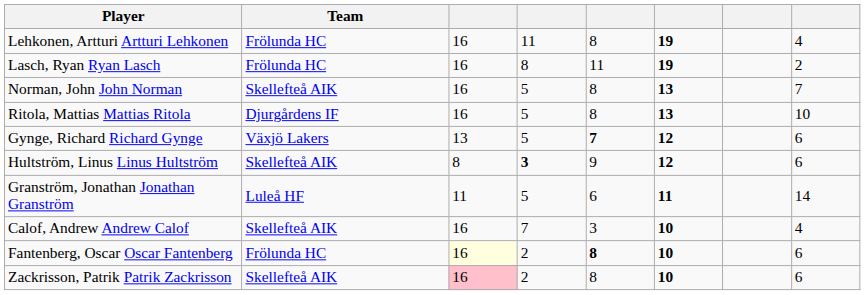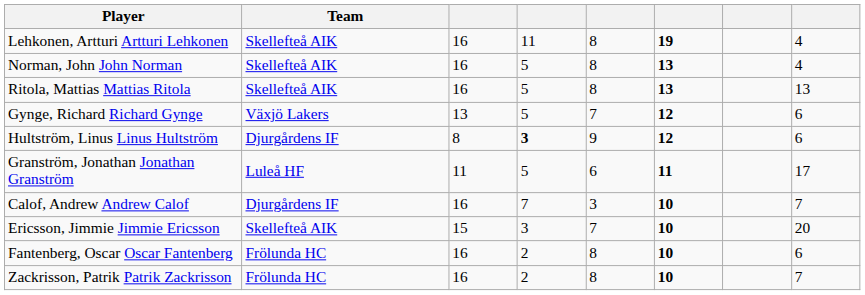(286, 41) Frölunda HC -> (291, 41) Skellefteå AIK
- row: (84, 65)
(799, 89) 7 -> (799, 65) 4
(292, 114) Djurgårdens IF -> (291, 89) Skellefteå AIK
(803, 114) 10 -> (803, 89) 13
(593, 138) bold -> (593, 114) normal
(291, 162) Skellefteå AIK -> (292, 138) Djurgårdens IF
(803, 195) 14 -> (803, 171) 17
(291, 228) Skellefteå AIK -> (292, 204) Djurgårdens IF
(799, 228) 4 -> (799, 204) 7
+ row: (114, 228)
(460, 253) lightyellow background -> (460, 253) no background
(593, 253) bold -> (593, 253) normal
(291, 277) Skellefteå AIK -> (286, 277) Frölunda HC
(460, 277) pink background -> (460, 277) no background
(799, 277) 6 -> (799, 277) 7
